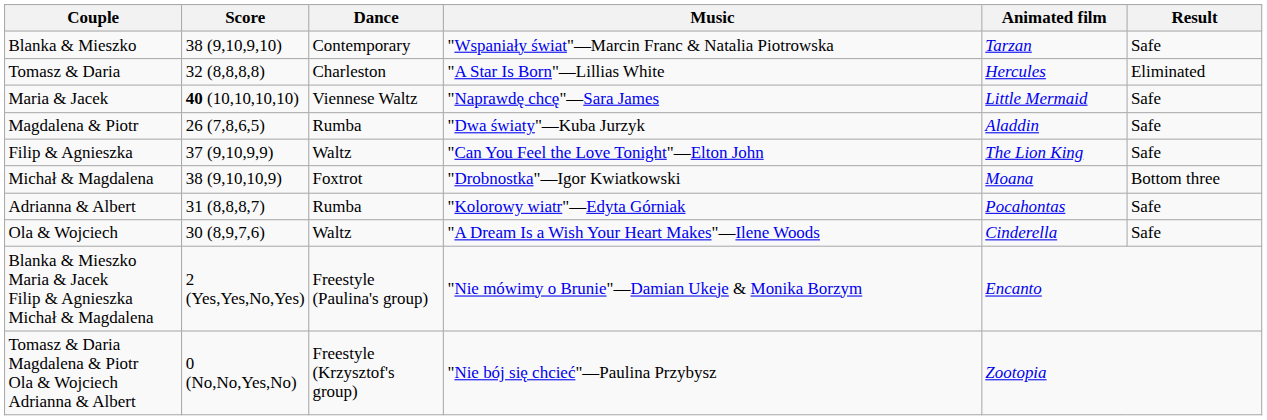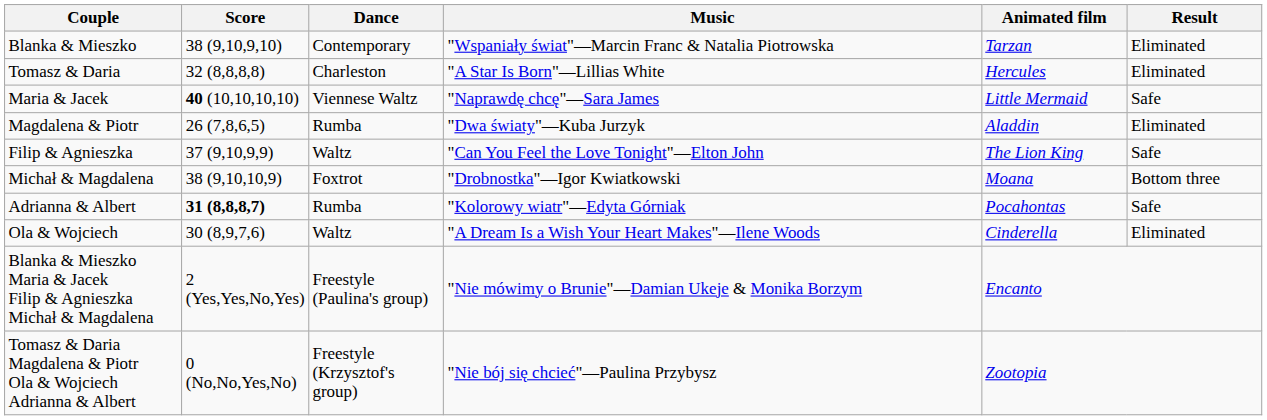(1146, 44) Safe -> (1168, 44) Eliminated
(1146, 125) Safe -> (1168, 125) Eliminated
(225, 206) normal -> (225, 206) bold
(1146, 233) Safe -> (1168, 233) Eliminated
